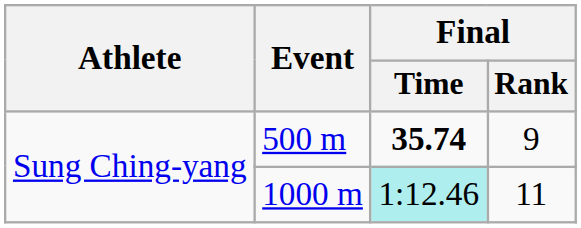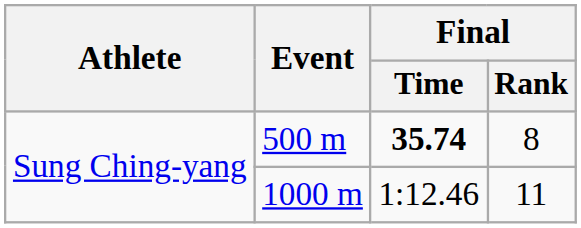(531, 139) 9 -> (531, 139) 8
(429, 193) paleturquoise background -> (429, 193) no background
